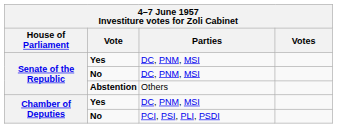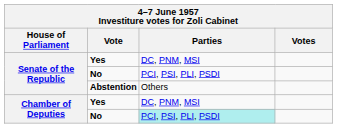(170, 73) DC, PNM, MSI -> (180, 73) PCI, PSI, PLI, PSDI
(180, 116) no background -> (180, 116) paleturquoise background
